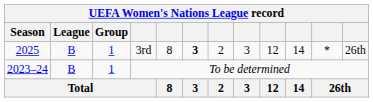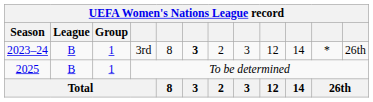(27, 50) 2025 -> (27, 50) 2023–24
(27, 69) 2023–24 -> (27, 69) 2025
